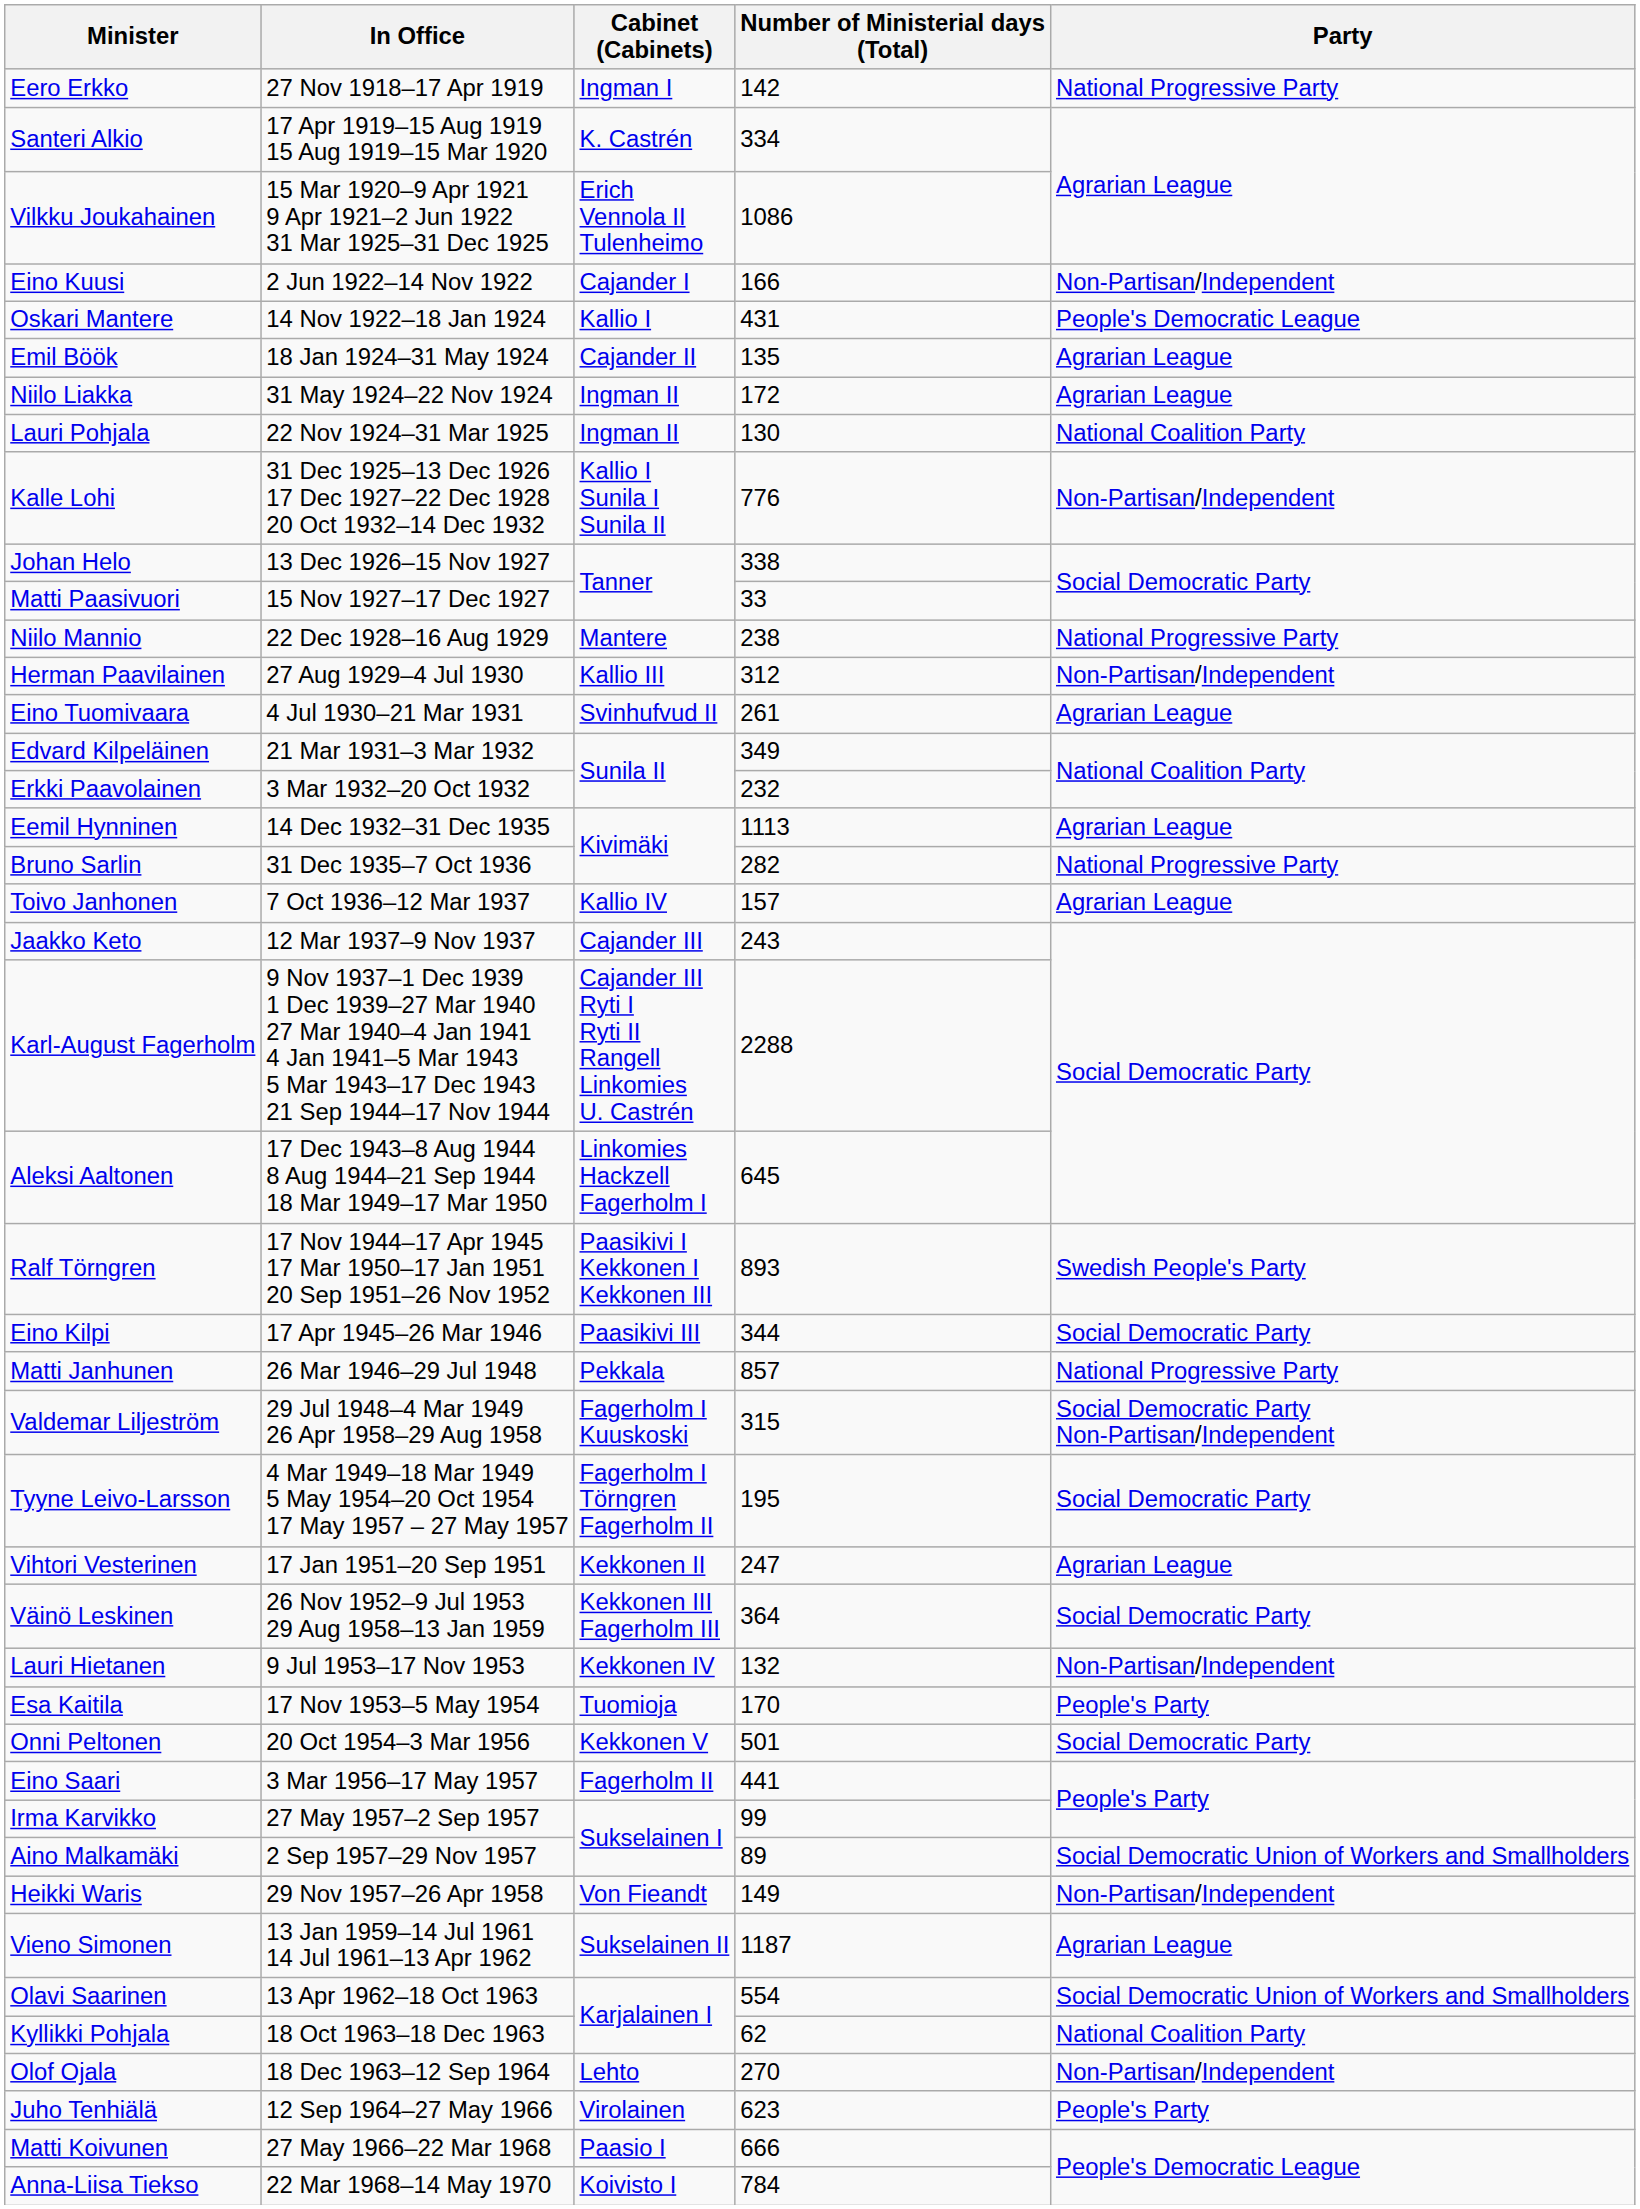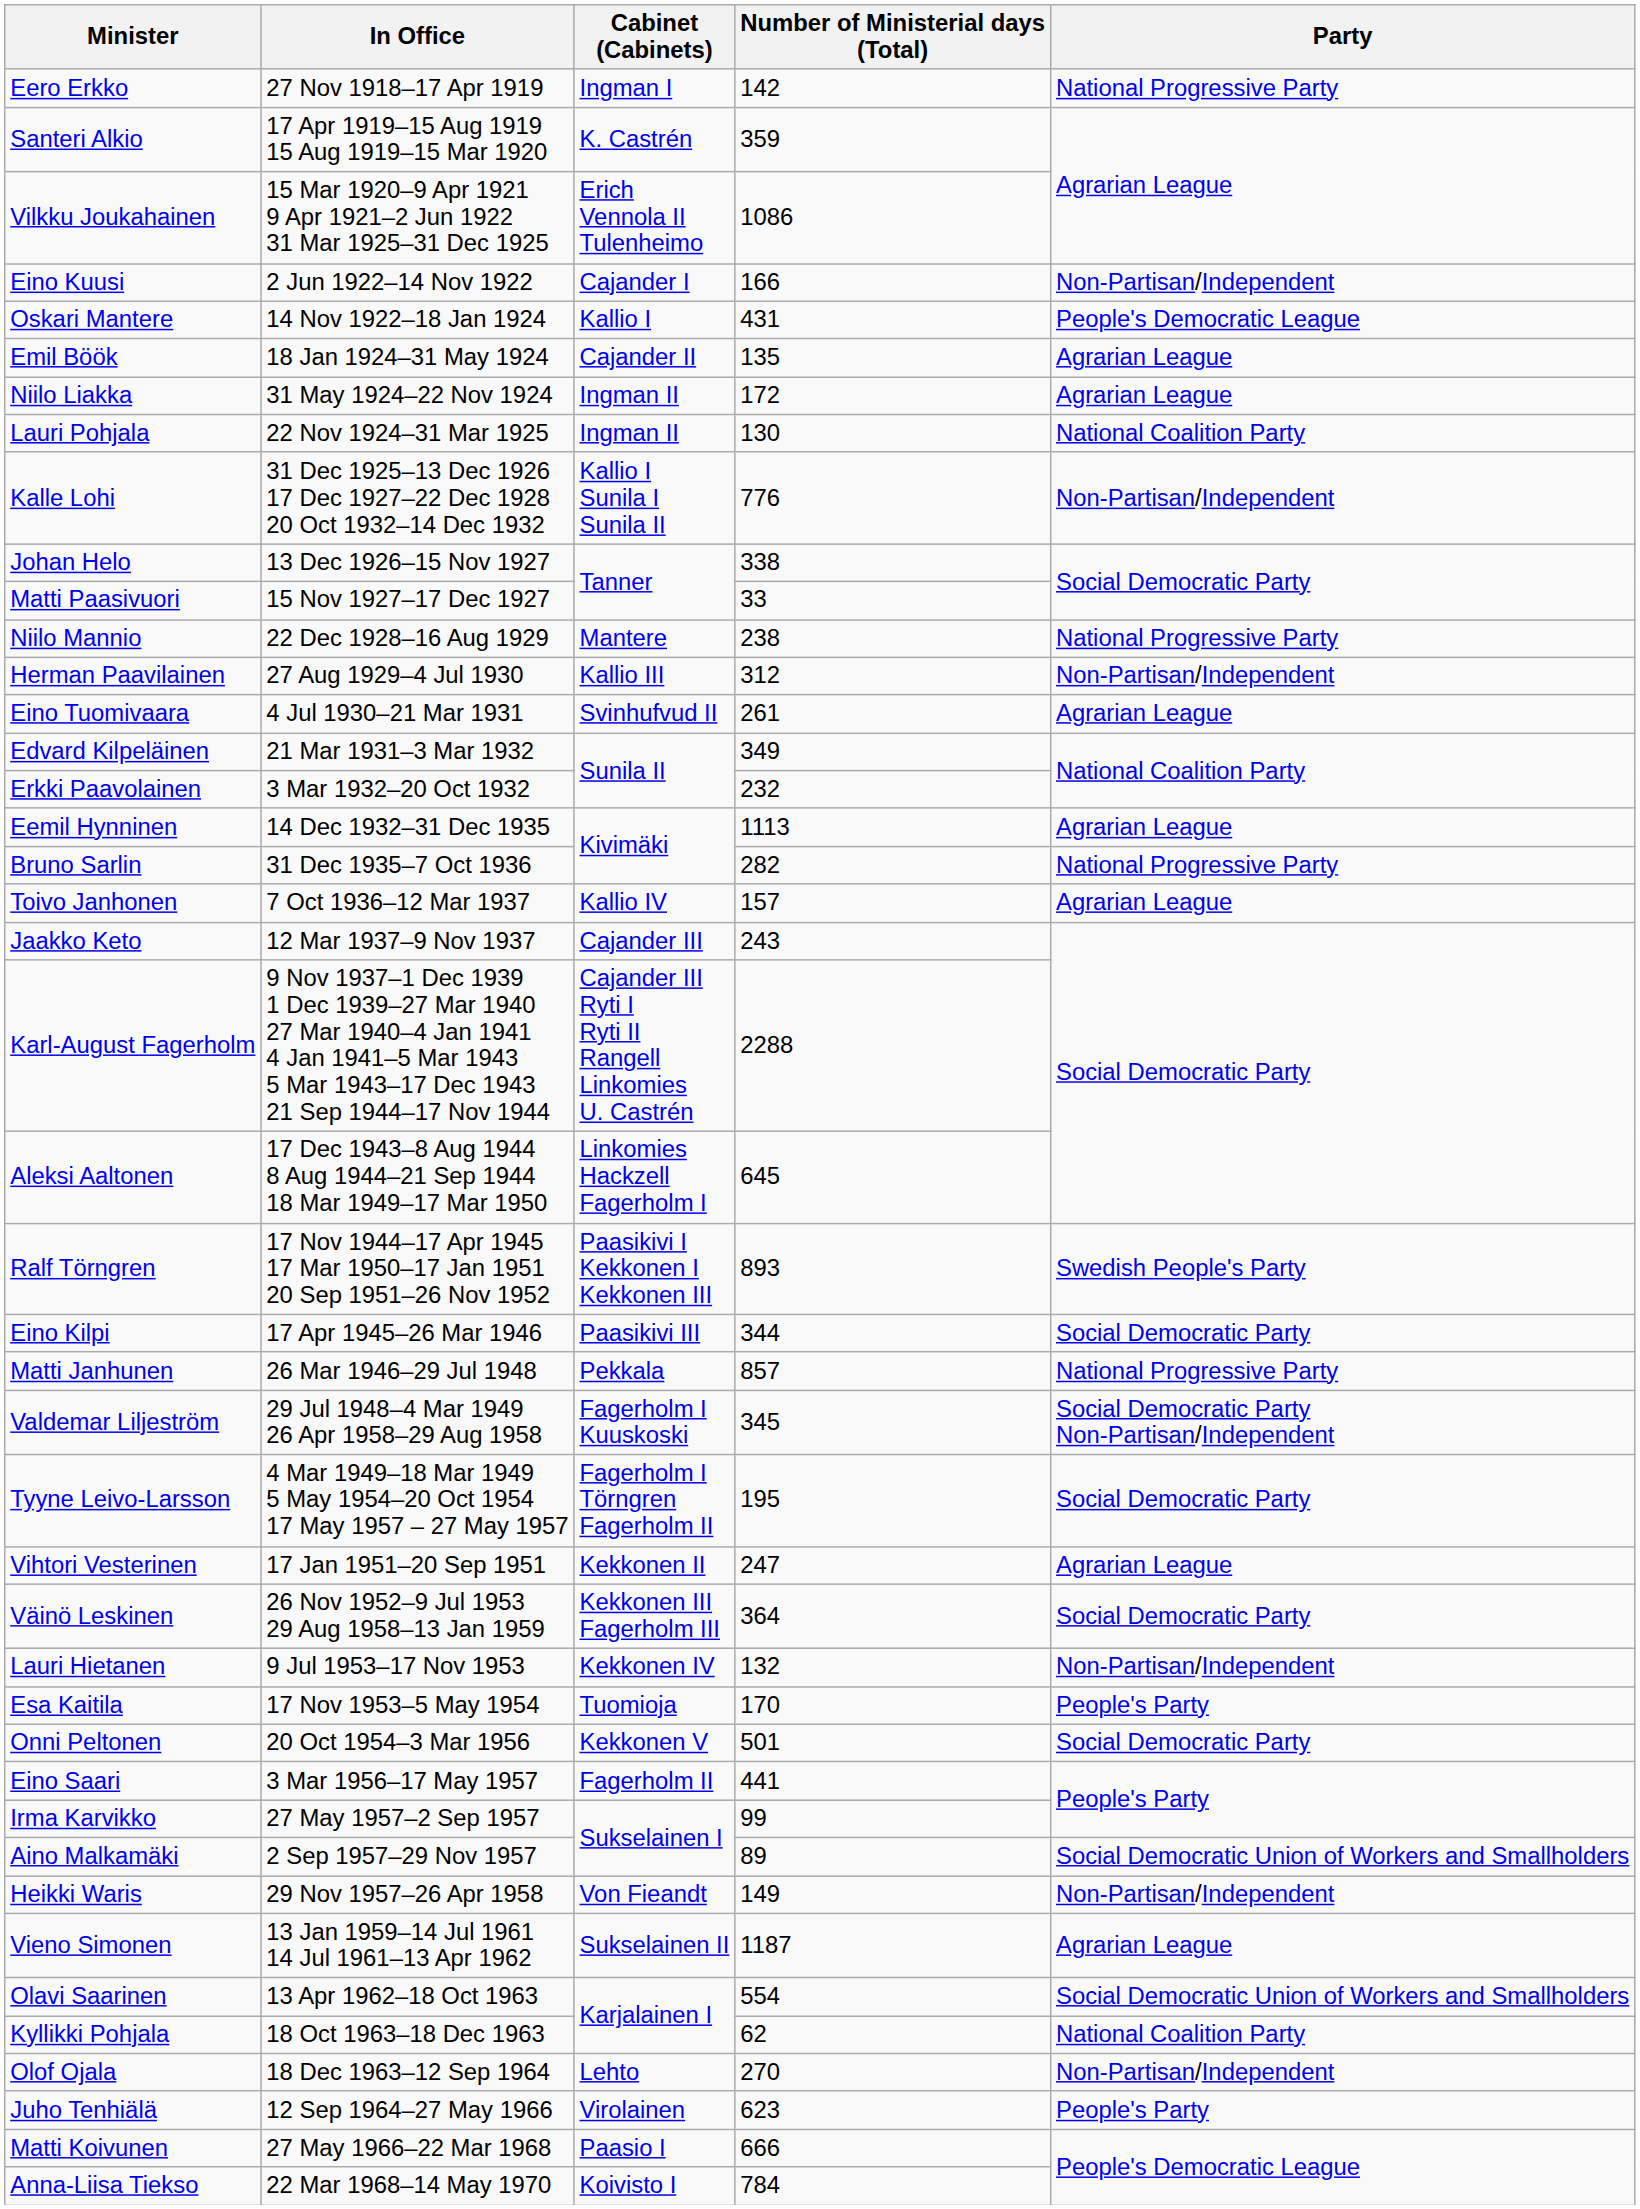(760, 139) 334 -> (760, 139) 359
(760, 1422) 315 -> (760, 1422) 345
